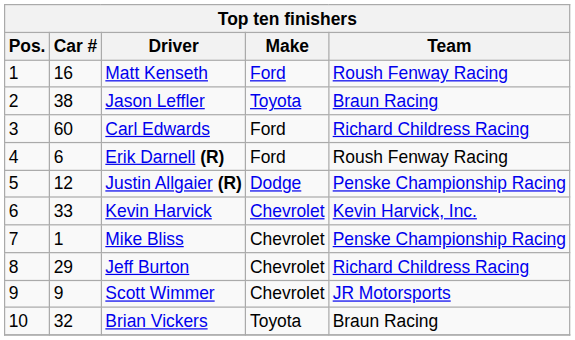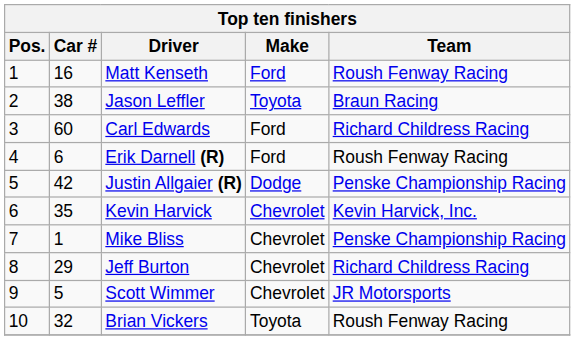(63, 184) 12 -> (63, 184) 42
(63, 211) 33 -> (63, 211) 35
(58, 294) 9 -> (58, 294) 5
(385, 322) Braun Racing -> (420, 322) Roush Fenway Racing
